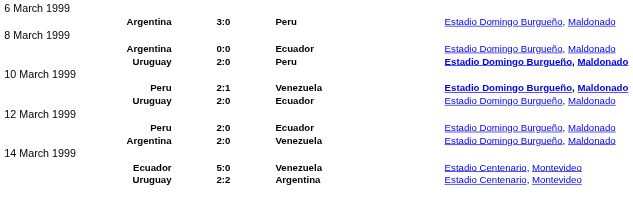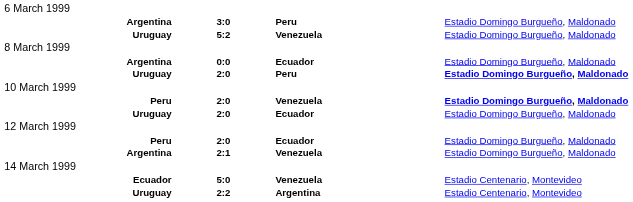+ row: (152, 35)
(223, 88) 2:1 -> (223, 101) 2:0
(223, 140) 2:0 -> (223, 153) 2:1
